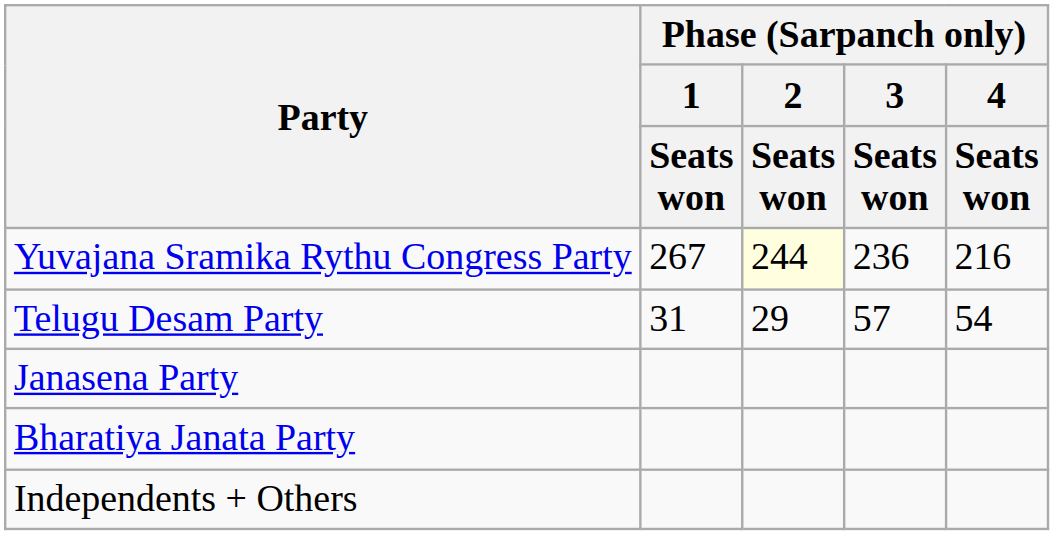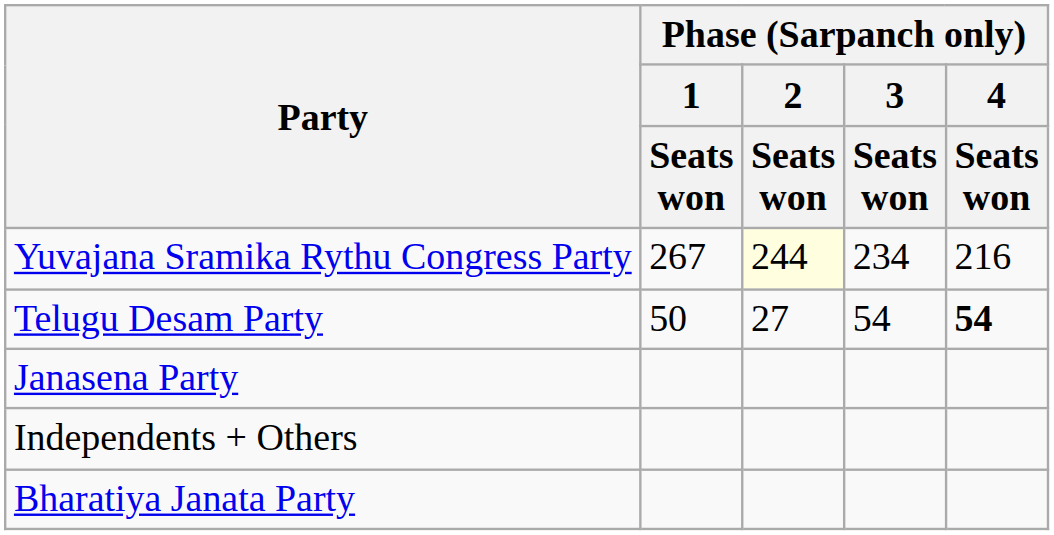(881, 257) 236 -> (881, 257) 234
(668, 317) 31 -> (668, 317) 50
(770, 317) 29 -> (770, 317) 27
(872, 317) 57 -> (872, 317) 54
(973, 317) normal -> (973, 317) bold
rows swapped: (185, 438) <-> (186, 498)
